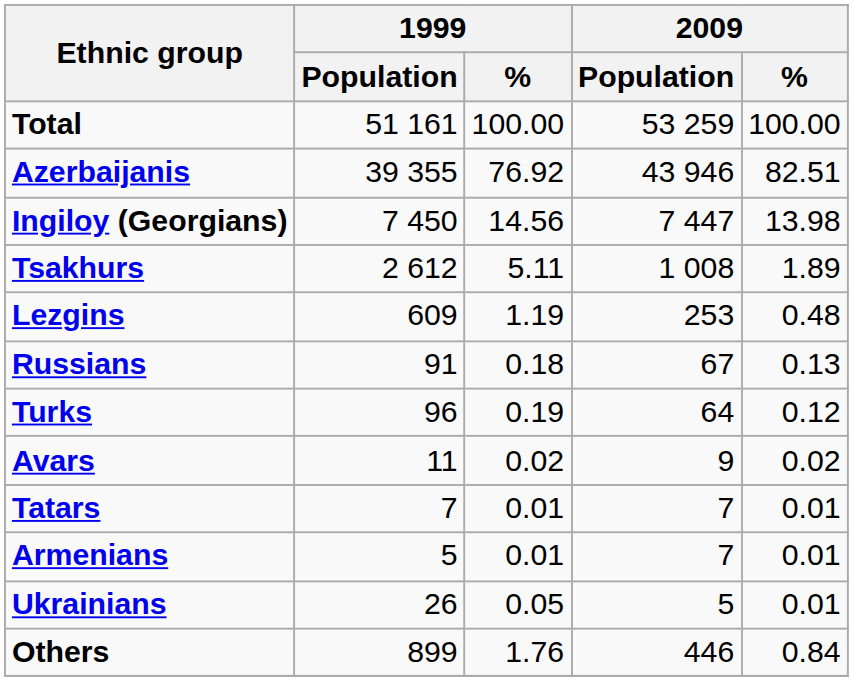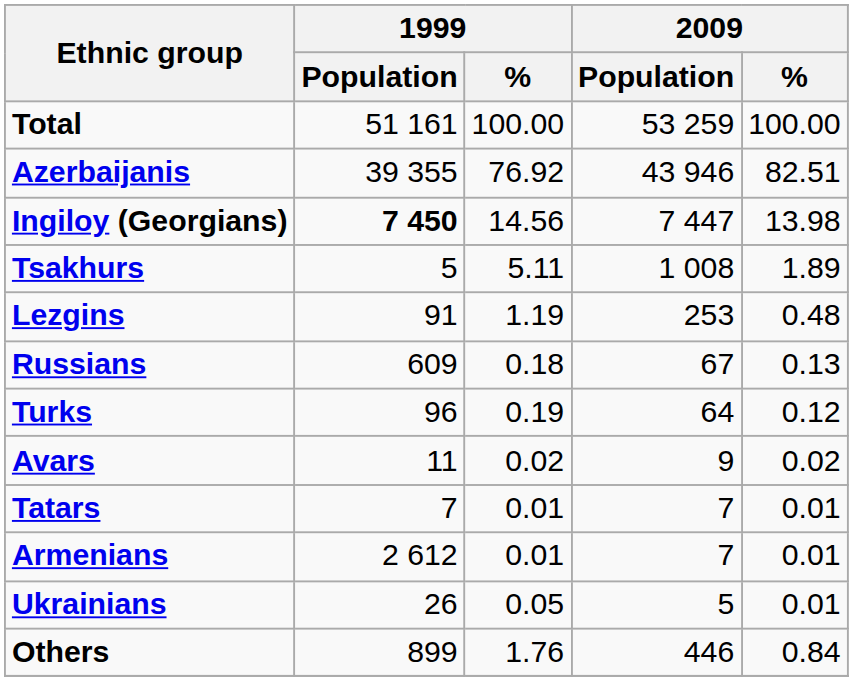(420, 220) normal -> (420, 220) bold
(420, 268) 2 612 -> (449, 268) 5
(432, 316) 609 -> (441, 316) 91
(441, 364) 91 -> (432, 364) 609
(449, 556) 5 -> (420, 556) 2 612
